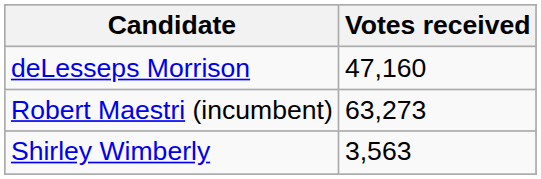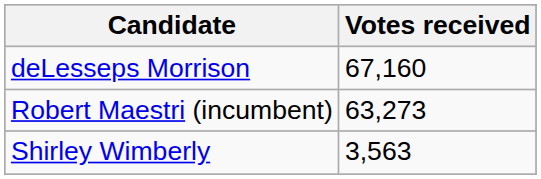(386, 67) 47,160 -> (386, 67) 67,160
